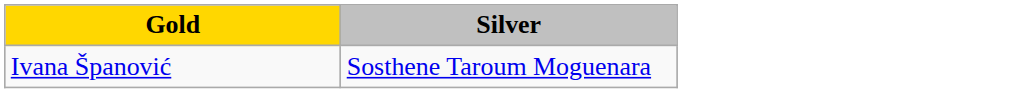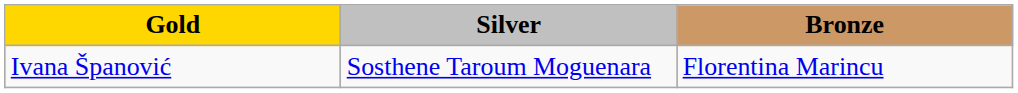+ column: (845, 25)
